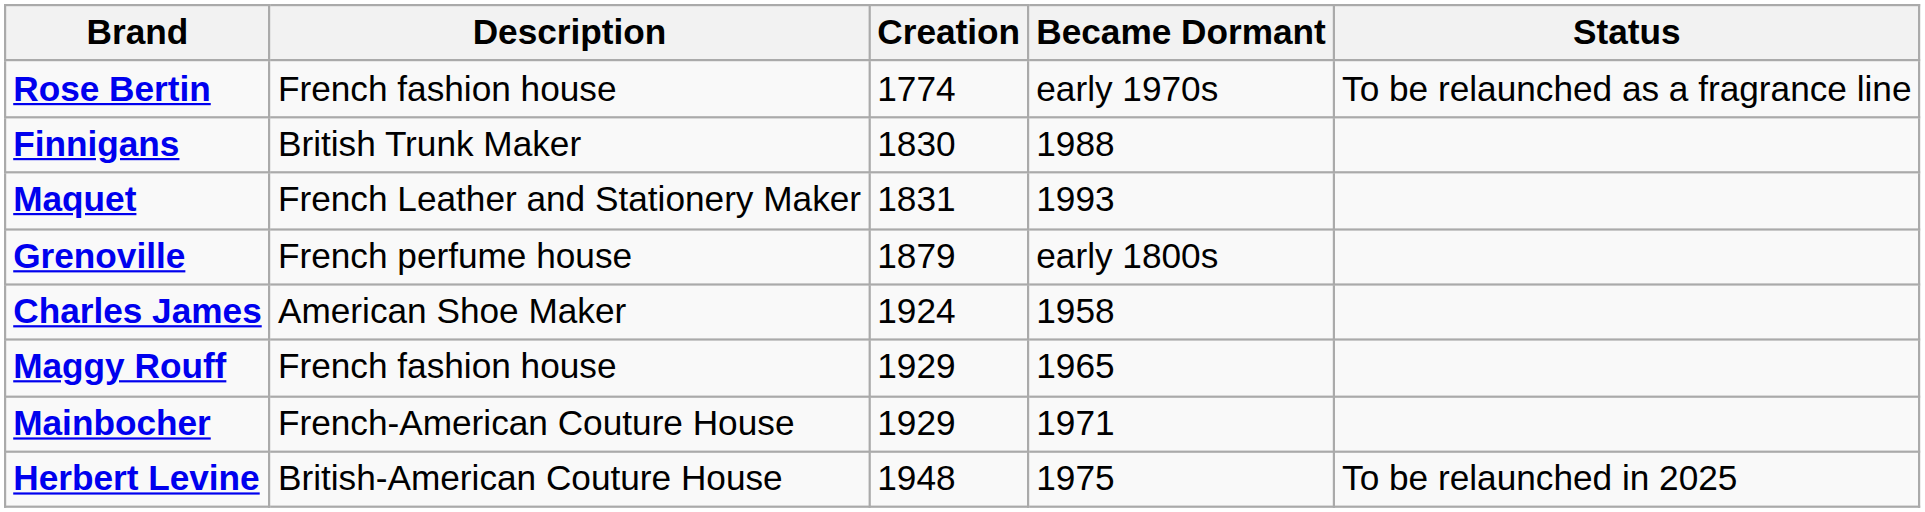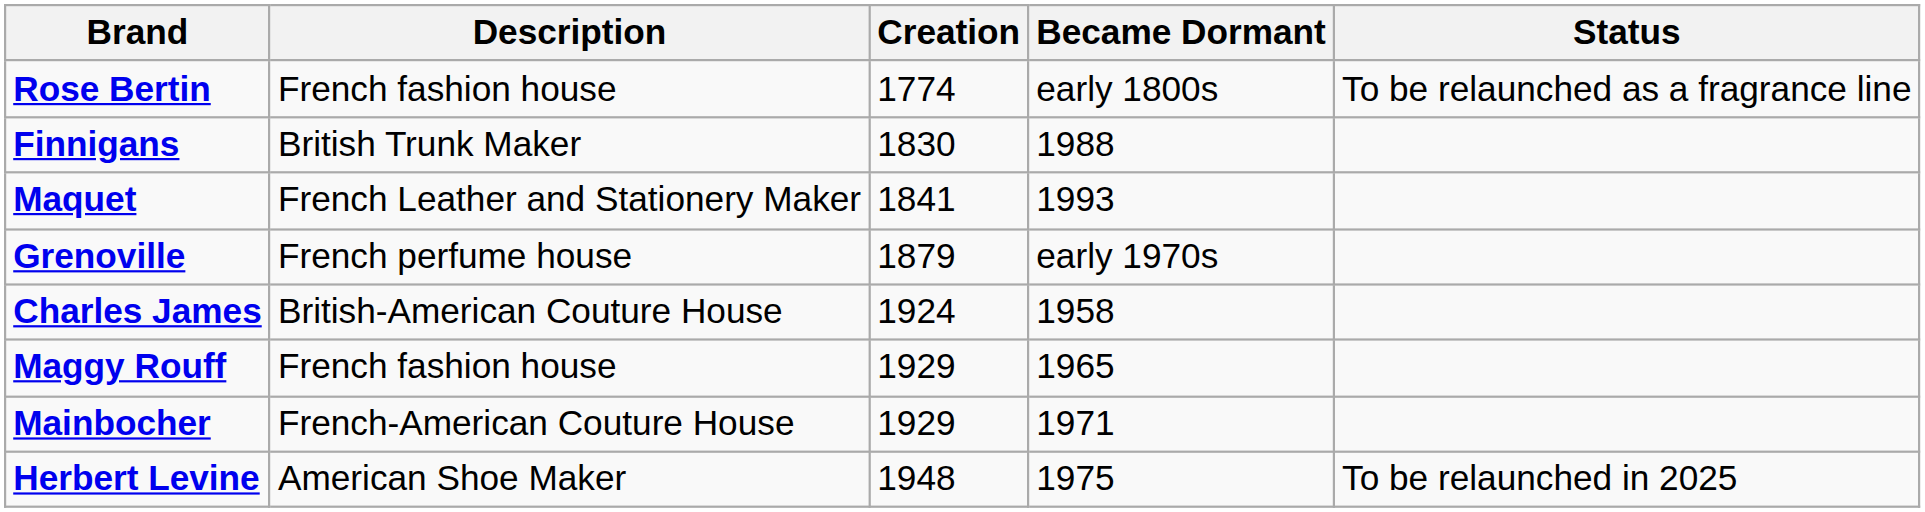(1127, 88) early 1970s -> (1127, 88) early 1800s
(916, 199) 1831 -> (916, 199) 1841
(1127, 255) early 1800s -> (1127, 255) early 1970s
(452, 311) American Shoe Maker -> (530, 311) British-American Couture House
(530, 479) British-American Couture House -> (452, 479) American Shoe Maker
